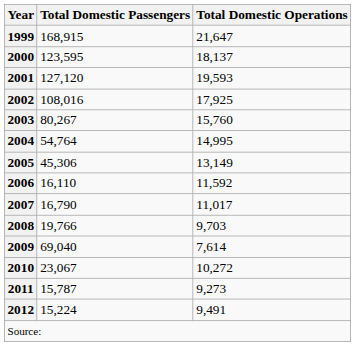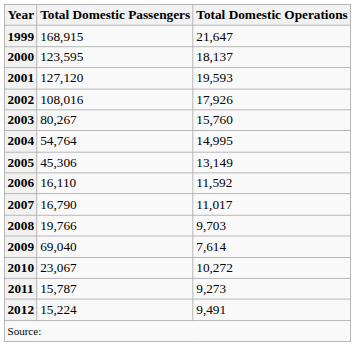(215, 99) 17,925 -> (215, 99) 17,926
